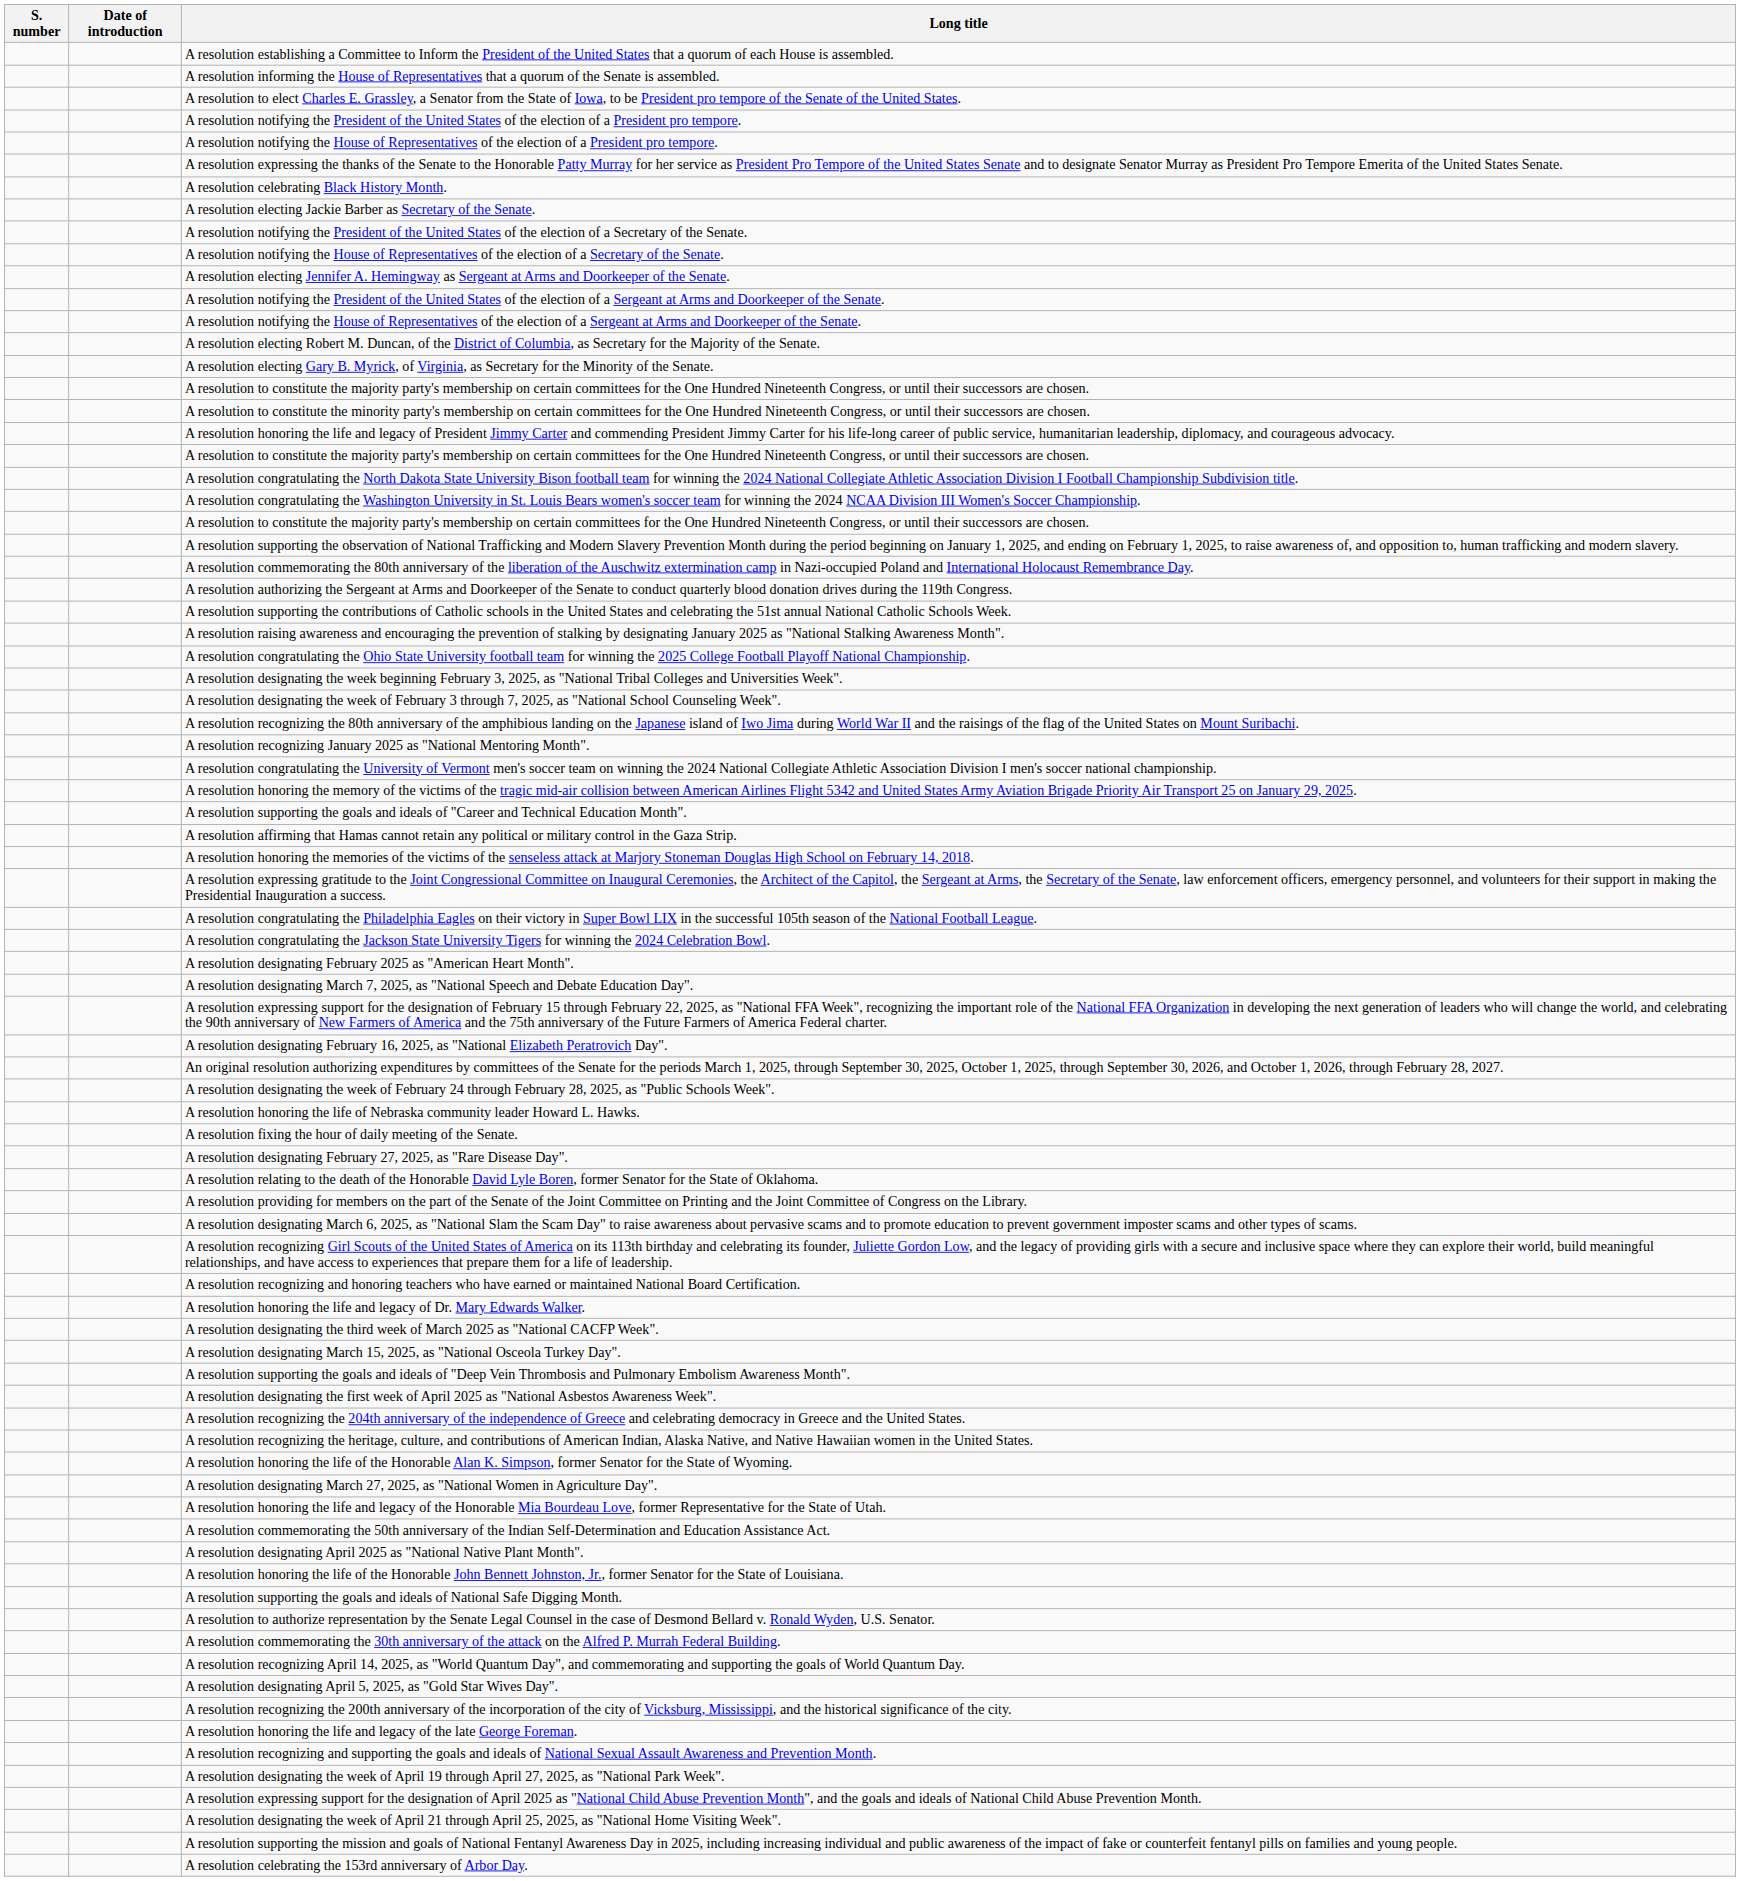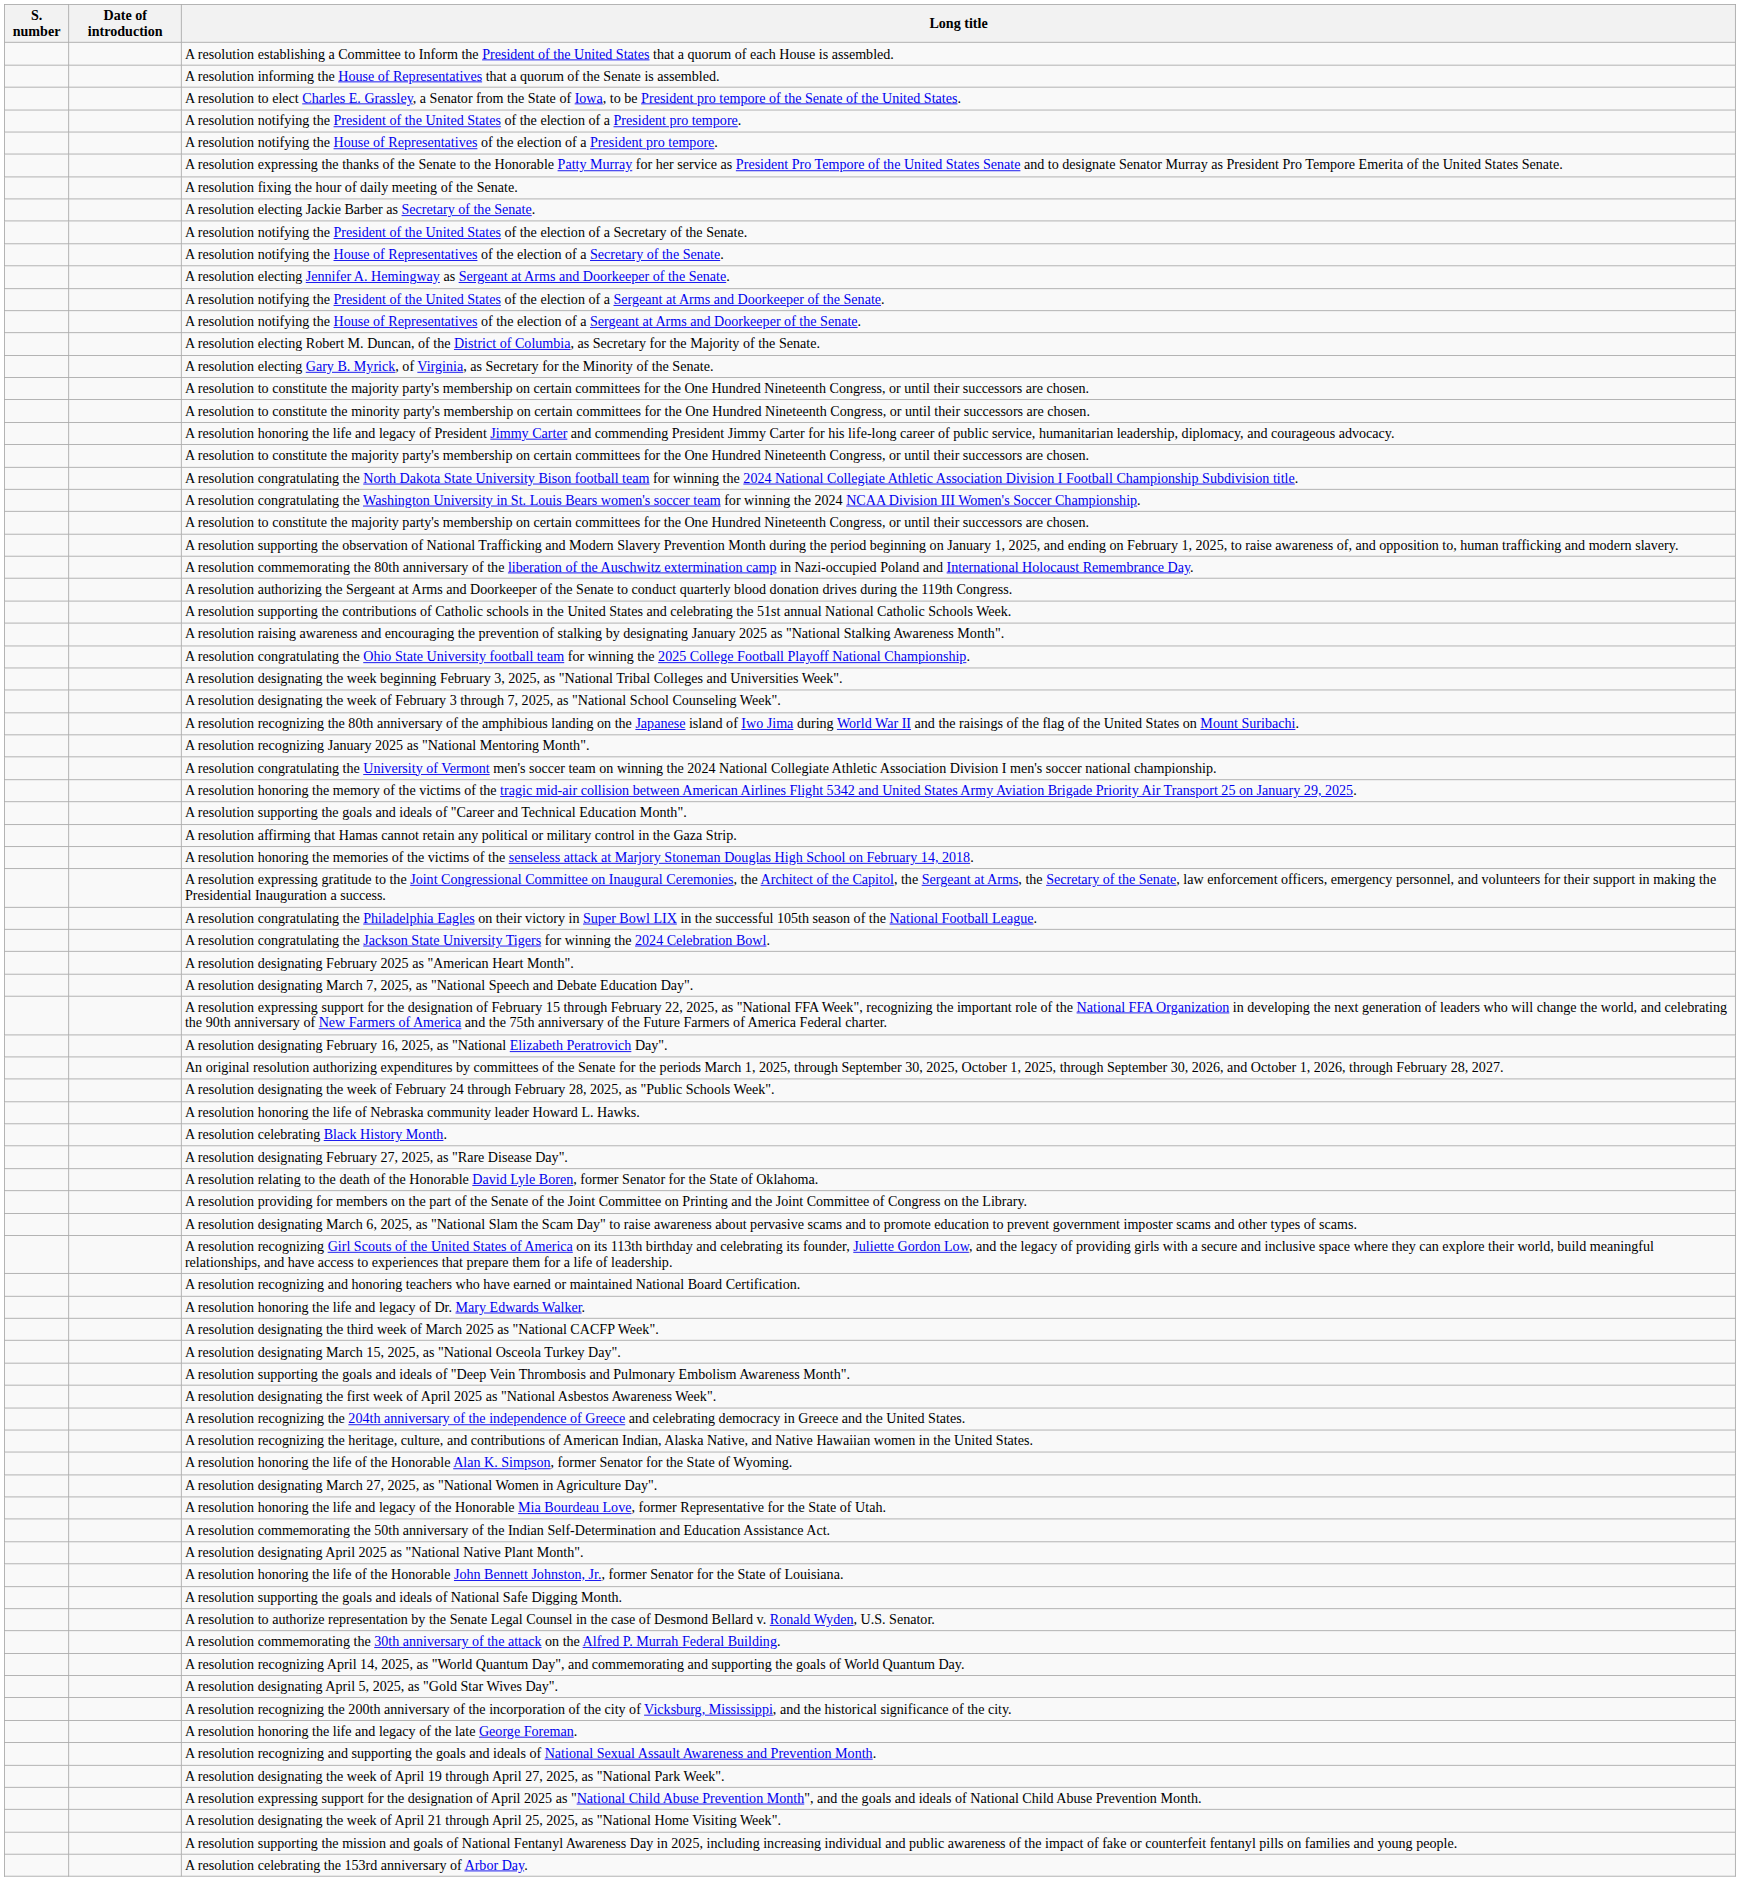rows swapped: (37, 1135) <-> (37, 188)
